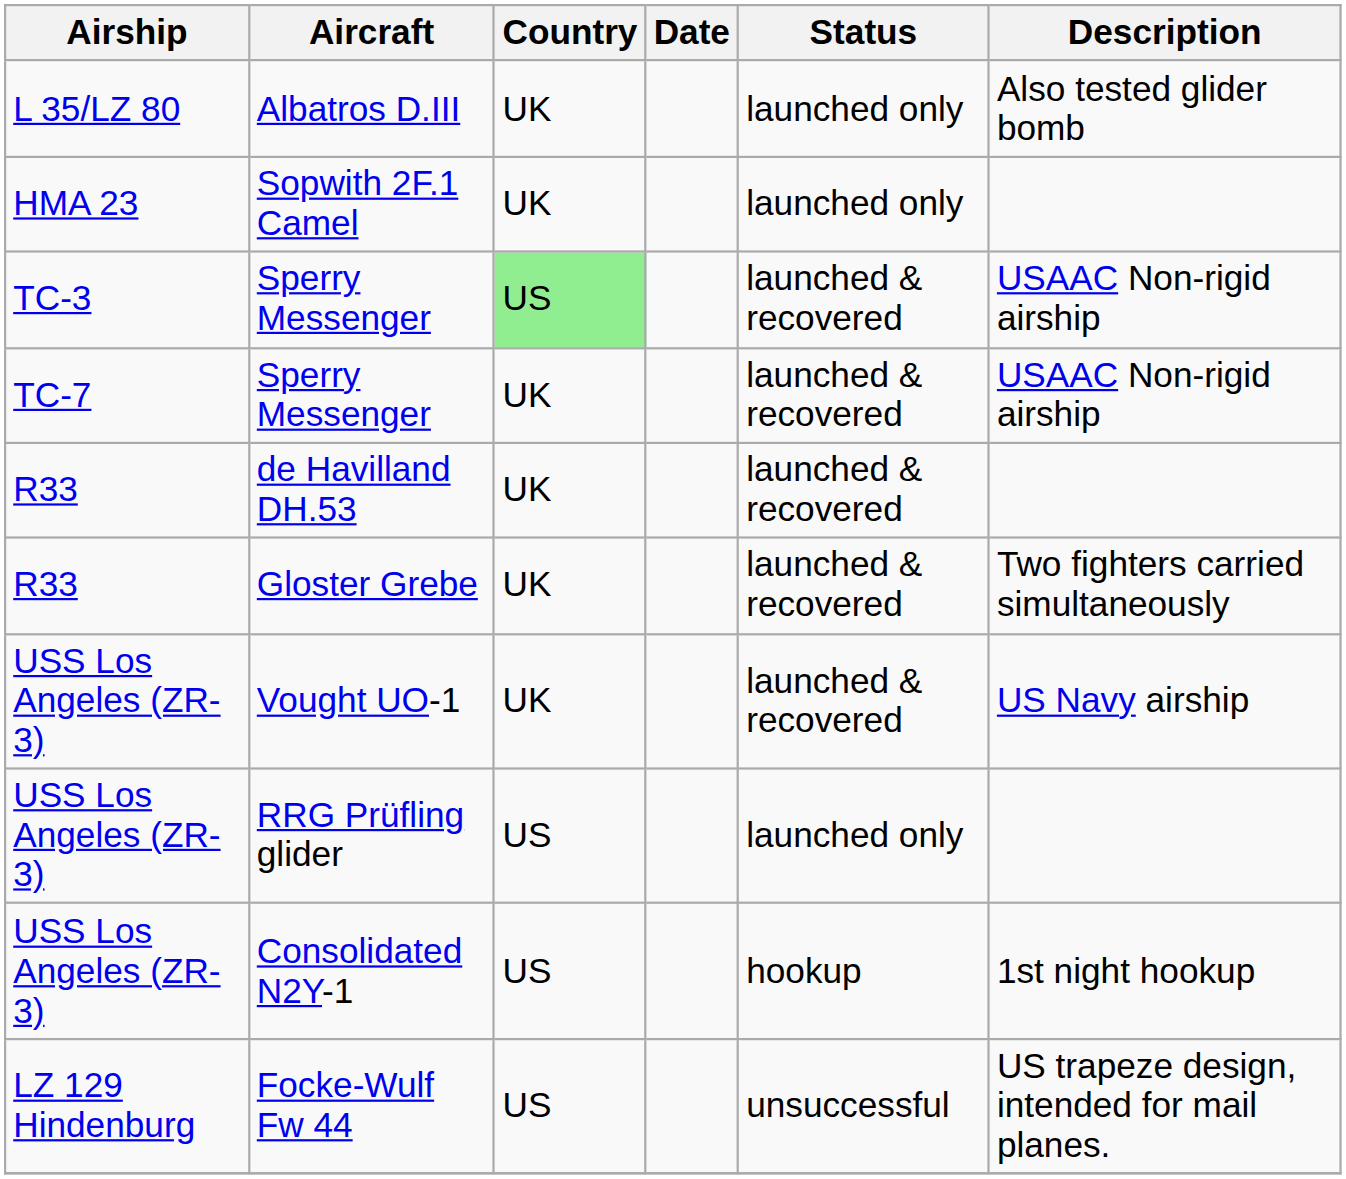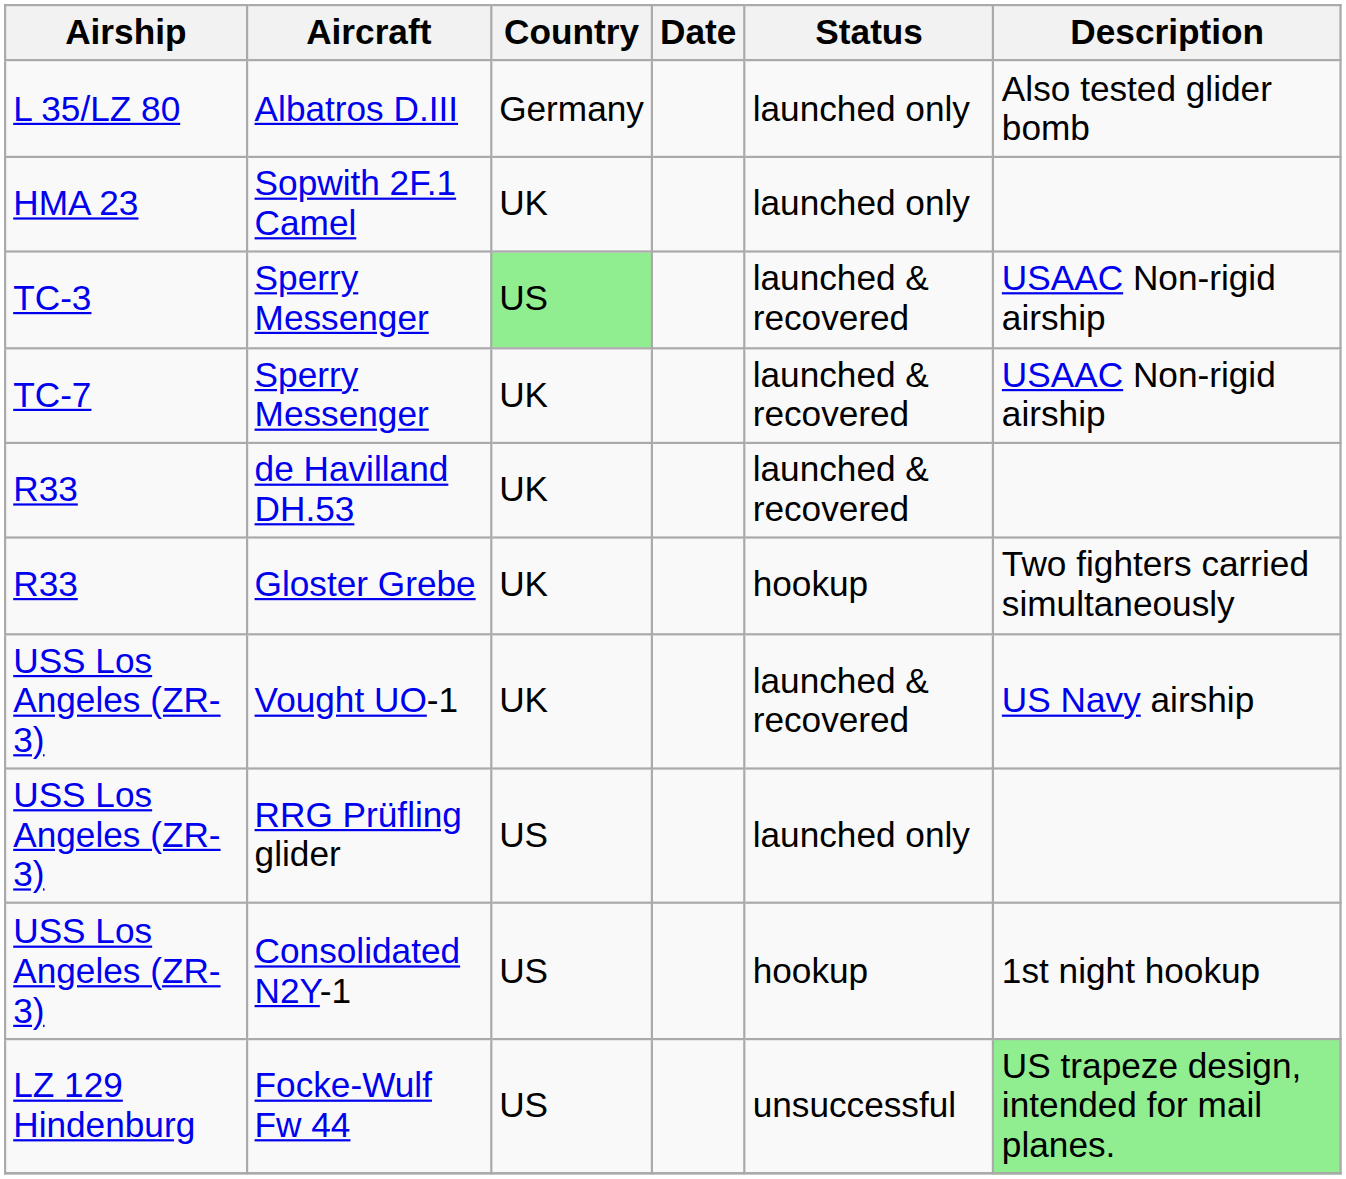(527, 108) UK -> (572, 108) Germany
(834, 585) launched & recovered -> (810, 585) hookup
(1147, 1105) no background -> (1152, 1105) lightgreen background
